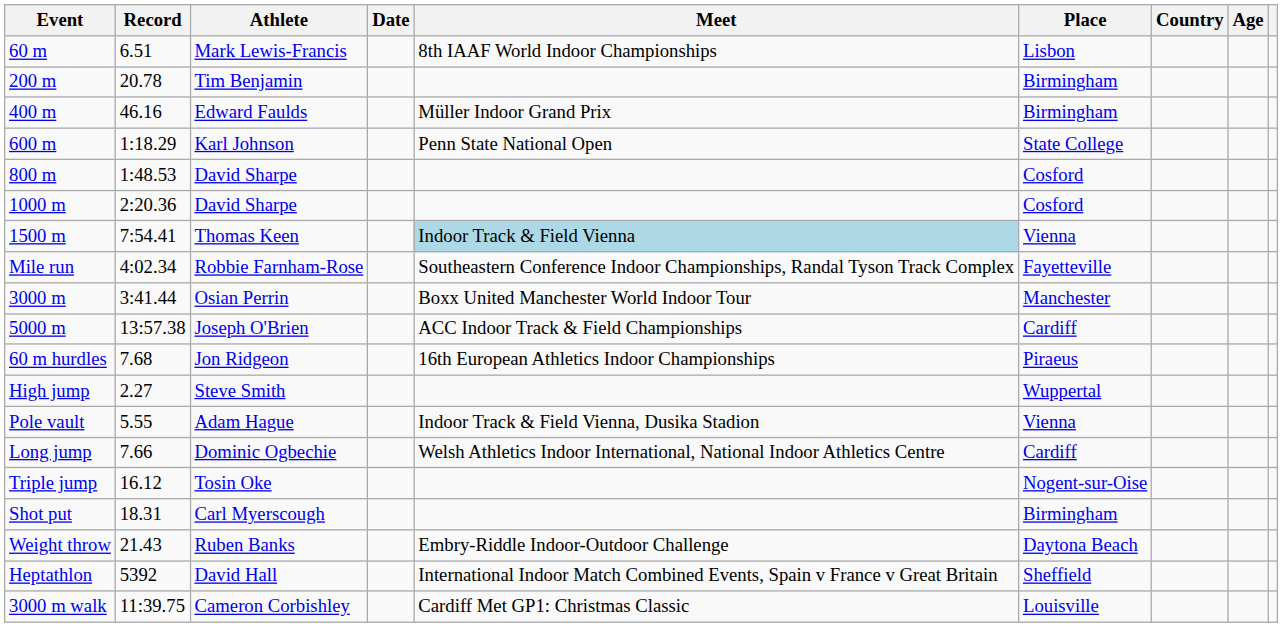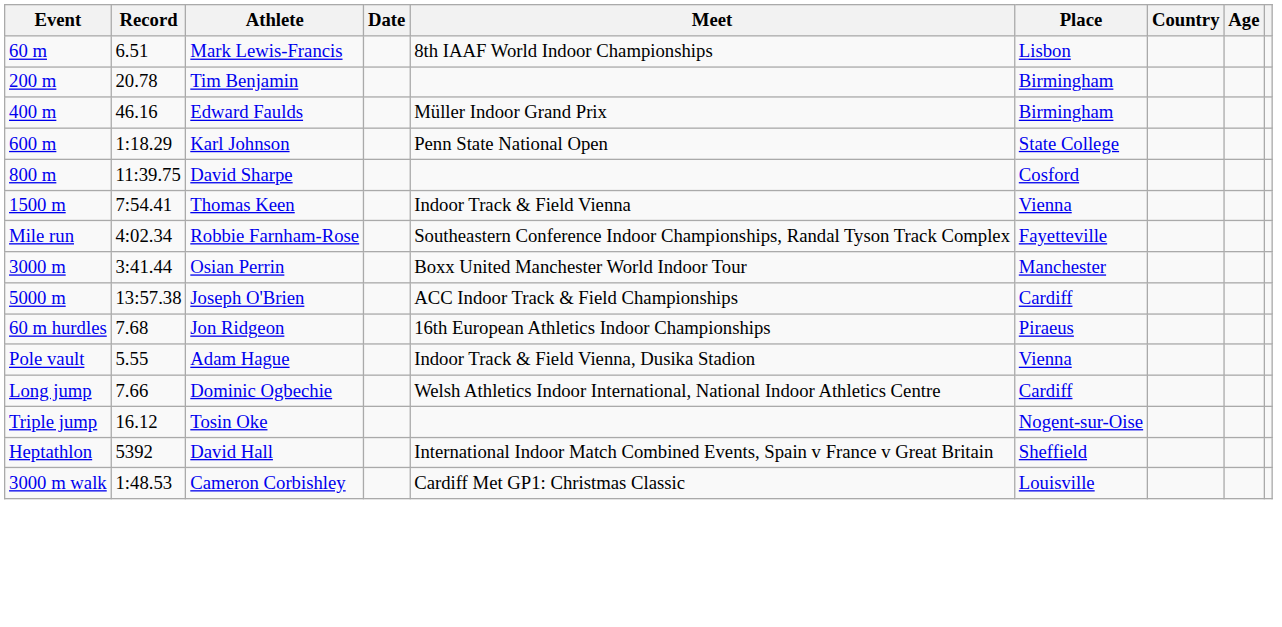(148, 174) 1:48.53 -> (148, 174) 11:39.75
- row: (37, 205)
(527, 236) lightblue background -> (523, 205) no background
- row: (49, 390)
- row: (40, 514)
- row: (60, 545)
(152, 606) 11:39.75 -> (144, 483) 1:48.53
